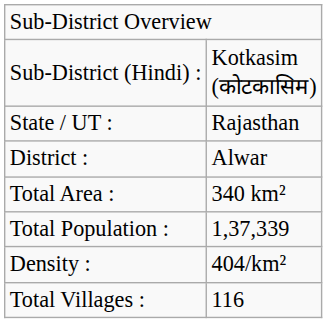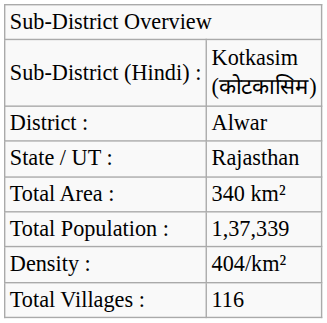rows swapped: (49, 158) <-> (61, 123)
